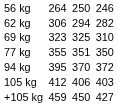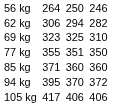+ row: (17, 68)
(58, 83) 412 -> (51, 98) 417
(105, 83) 403 -> (98, 98) 406
- row: (24, 98)
